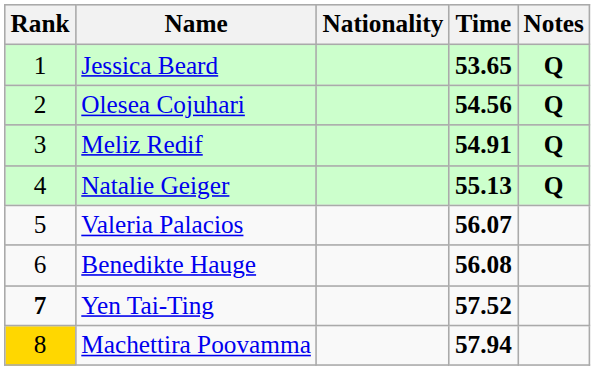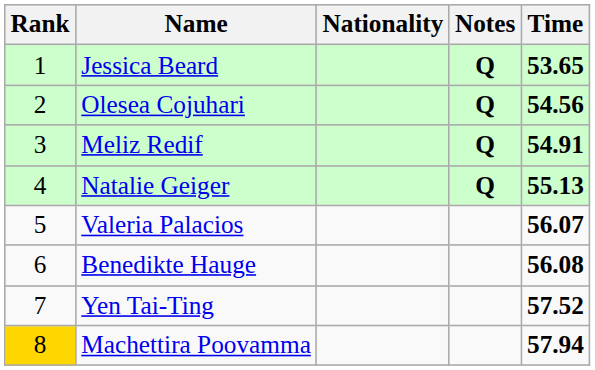columns swapped: (483, 24) <-> (554, 24)
(40, 305) bold -> (40, 305) normal
